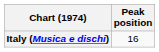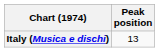(133, 39) 16 -> (133, 39) 13
